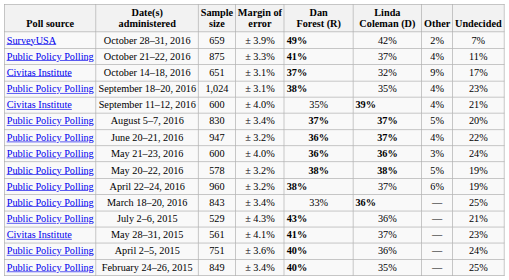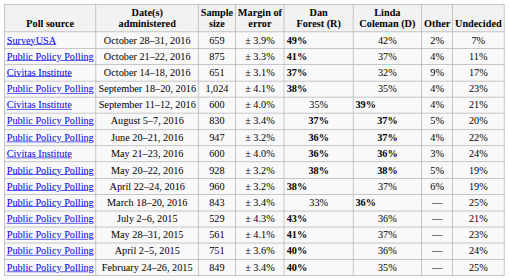(260, 89) ± 3.1% -> (260, 89) ± 4.1%
(50, 154) Public Policy Polling -> (39, 154) Civitas Institute
(217, 170) 578 -> (217, 170) 928
(39, 235) Civitas Institute -> (50, 235) Public Policy Polling
